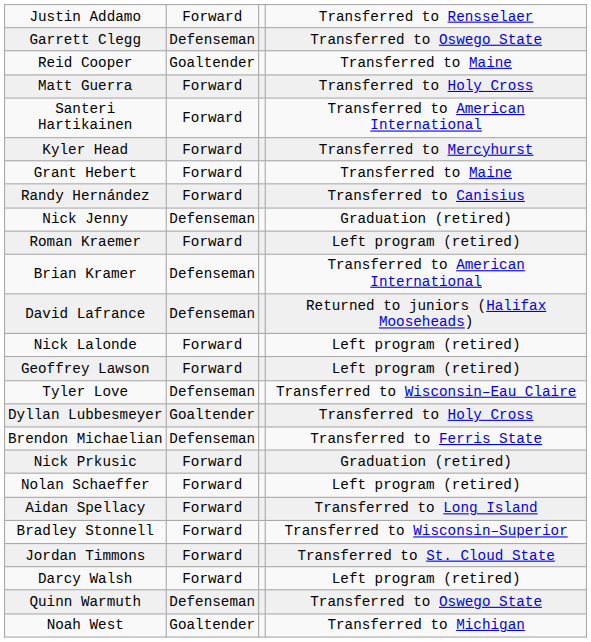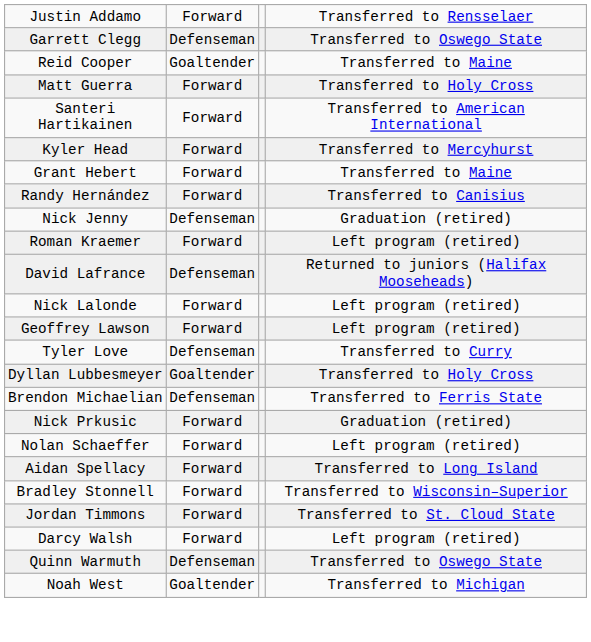- row: (85, 274)
(426, 392) Transferred to Wisconsin–Eau Claire -> (426, 352) Transferred to Curry
